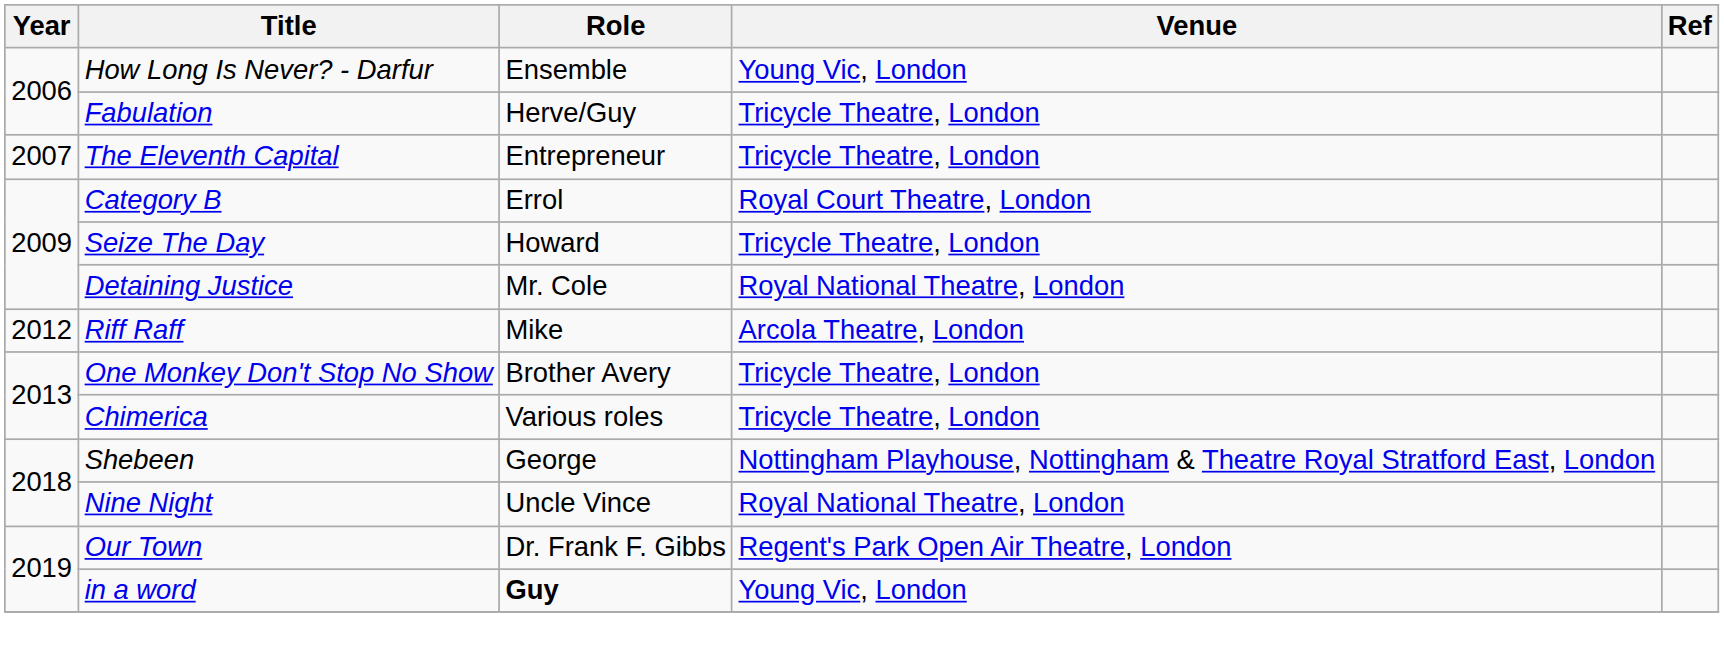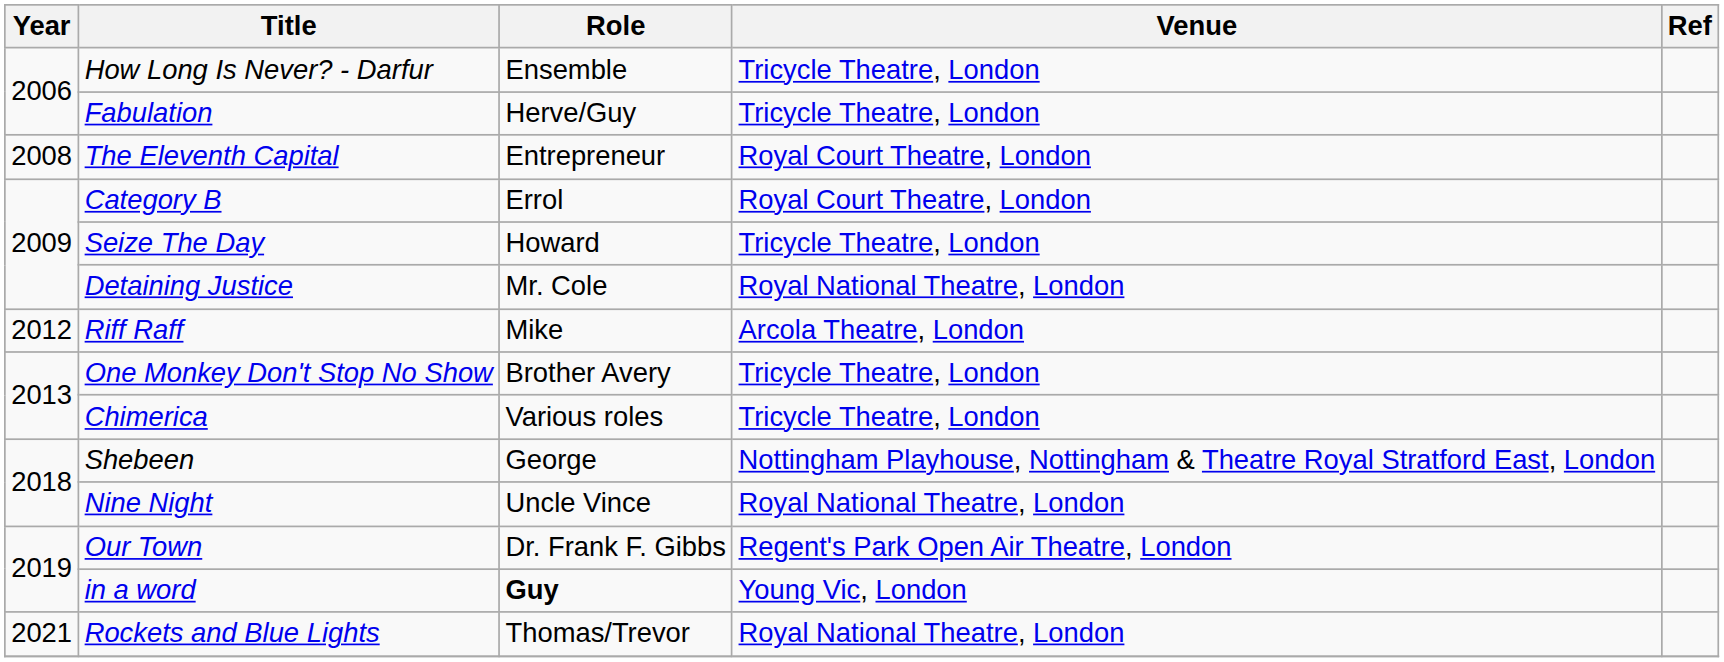(853, 69) Young Vic, London -> (889, 69) Tricycle Theatre, London
(42, 156) 2007 -> (42, 156) 2008
(889, 156) Tricycle Theatre, London -> (915, 156) Royal Court Theatre, London
+ row: (232, 633)
